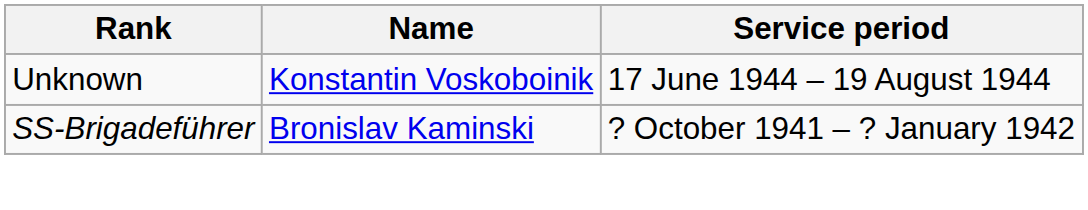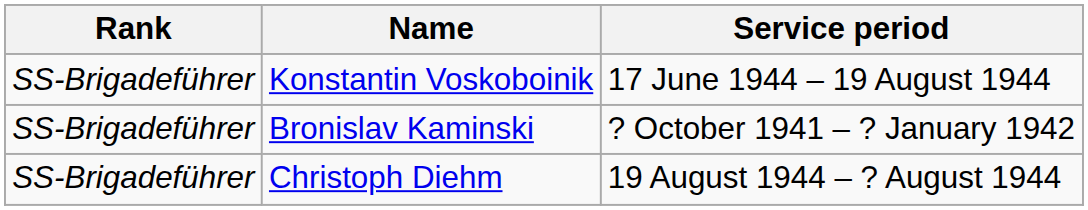(78, 79) Unknown -> (133, 79) SS-Brigadeführer
+ row: (386, 178)
